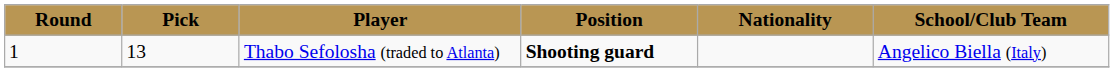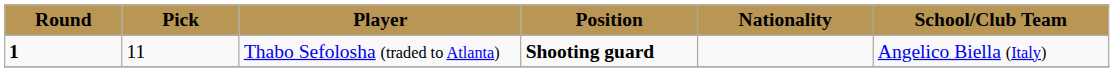(14, 50) normal -> (14, 50) bold
(136, 50) 13 -> (136, 50) 11
